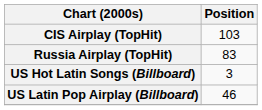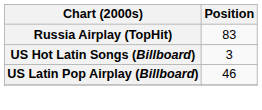- row: (103, 34)
